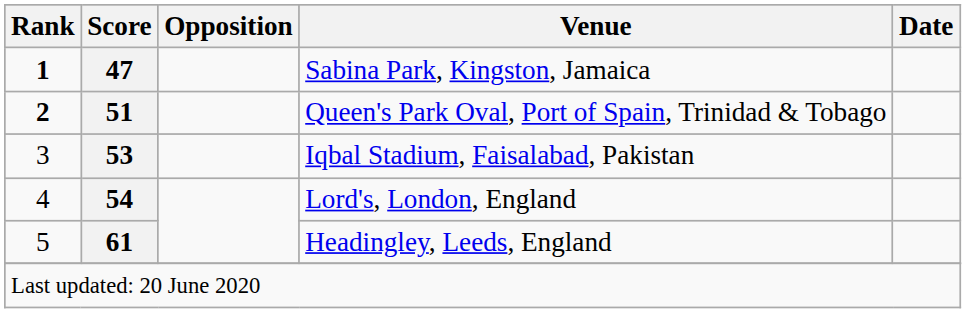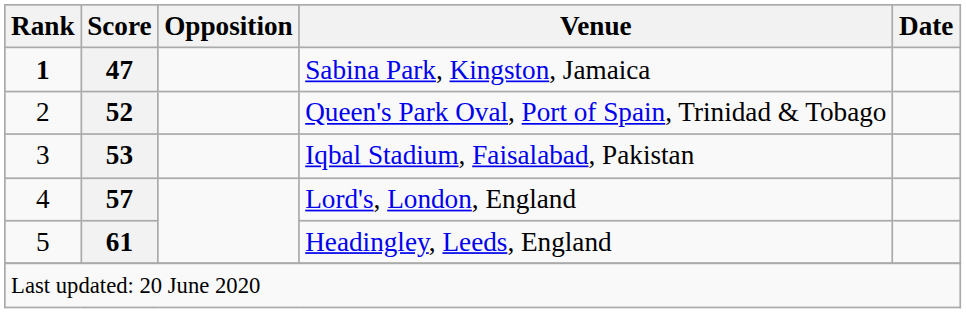(43, 112) bold -> (43, 112) normal
(119, 112) 51 -> (119, 112) 52
(119, 198) 54 -> (119, 198) 57
